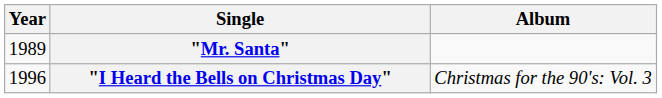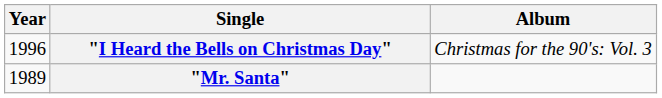rows swapped: (240, 48) <-> (240, 78)
